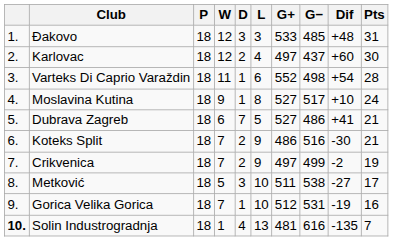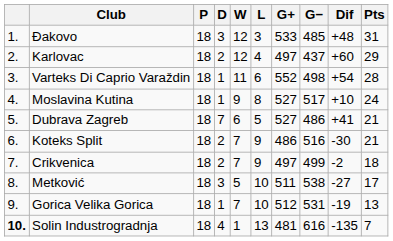columns swapped: (225, 15) <-> (243, 15)
(371, 57) 30 -> (371, 57) 29
(371, 162) 19 -> (371, 162) 18
(371, 204) 16 -> (371, 204) 13
